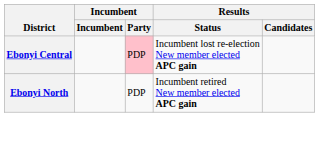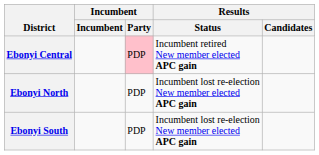(208, 54) Incumbent lost re-election New member elected APC gain -> (198, 54) Incumbent retired New member elected APC gain
(198, 93) Incumbent retired New member elected APC gain -> (208, 93) Incumbent lost re-election New member elected APC gain
+ row: (39, 131)
